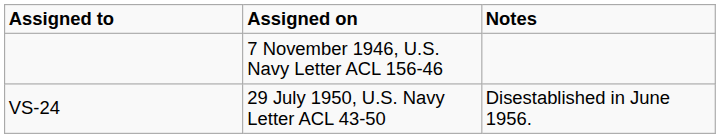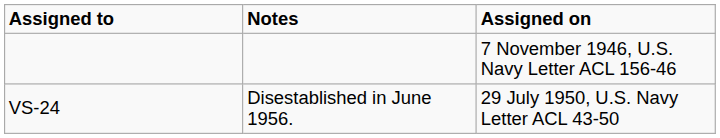columns swapped: (303, 19) <-> (511, 19)
